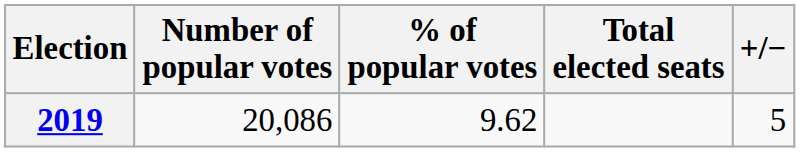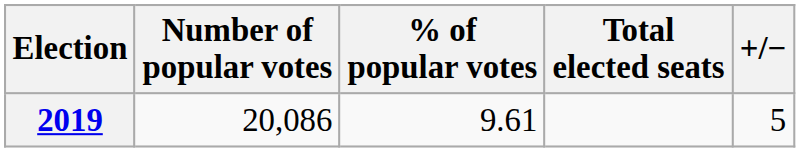(509, 119) 9.62 -> (509, 119) 9.61
